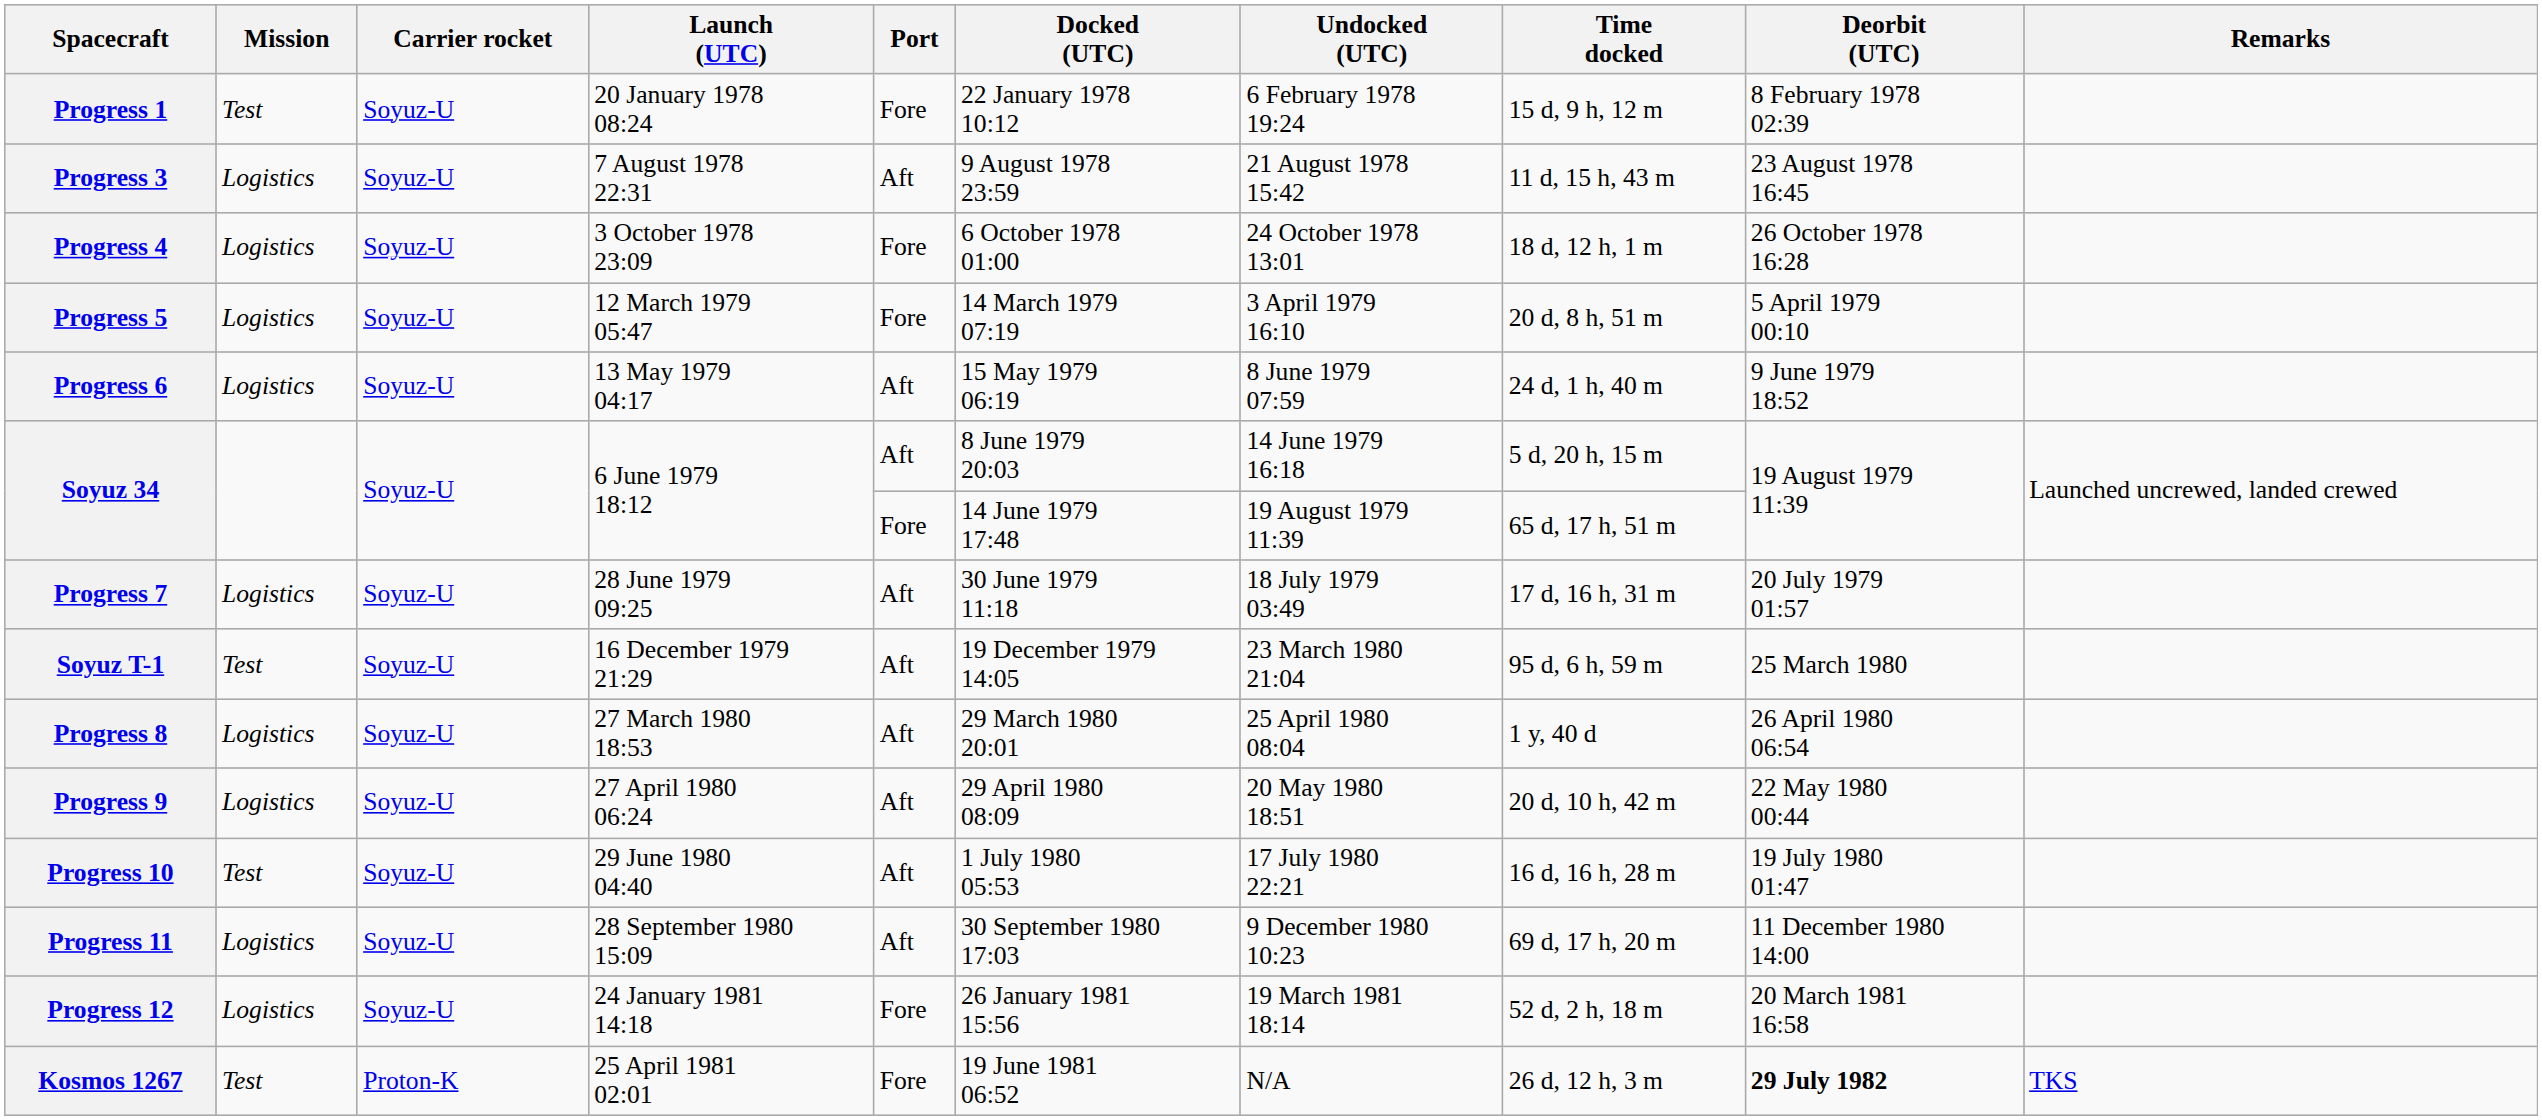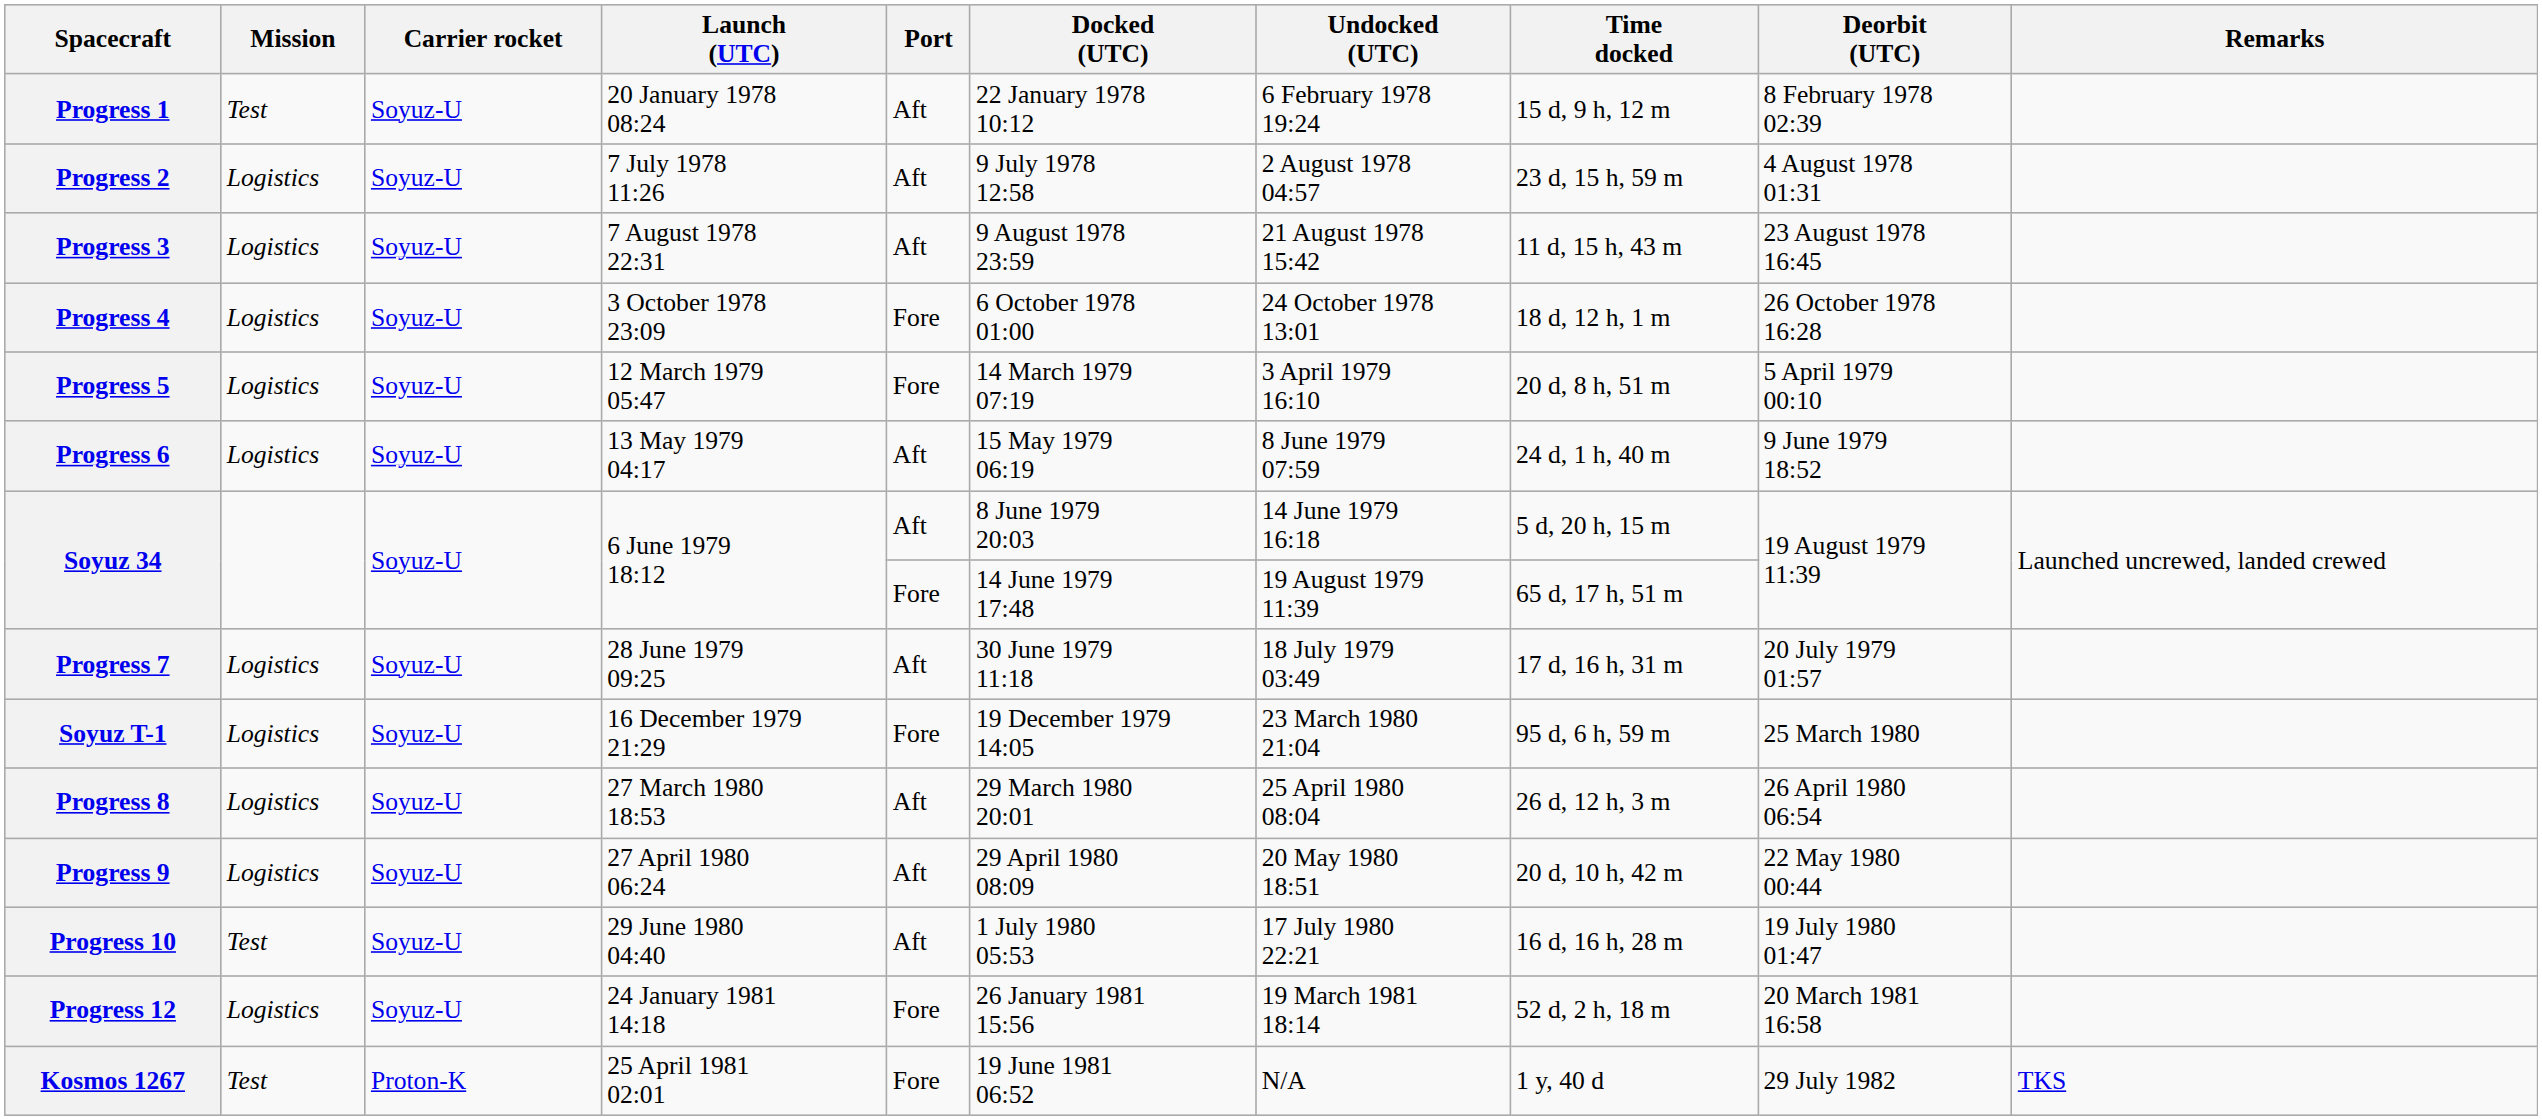(903, 108) Fore -> (910, 108) Aft
+ row: (113, 178)
(242, 663) Test -> (273, 733) Logistics
(897, 663) Aft -> (916, 733) Fore
(1553, 733) 1 y, 40 d -> (1593, 802) 26 d, 12 h, 3 m
- row: (110, 941)
(1586, 1080) 26 d, 12 h, 3 m -> (1560, 1080) 1 y, 40 d
(1819, 1080) bold -> (1830, 1080) normal
